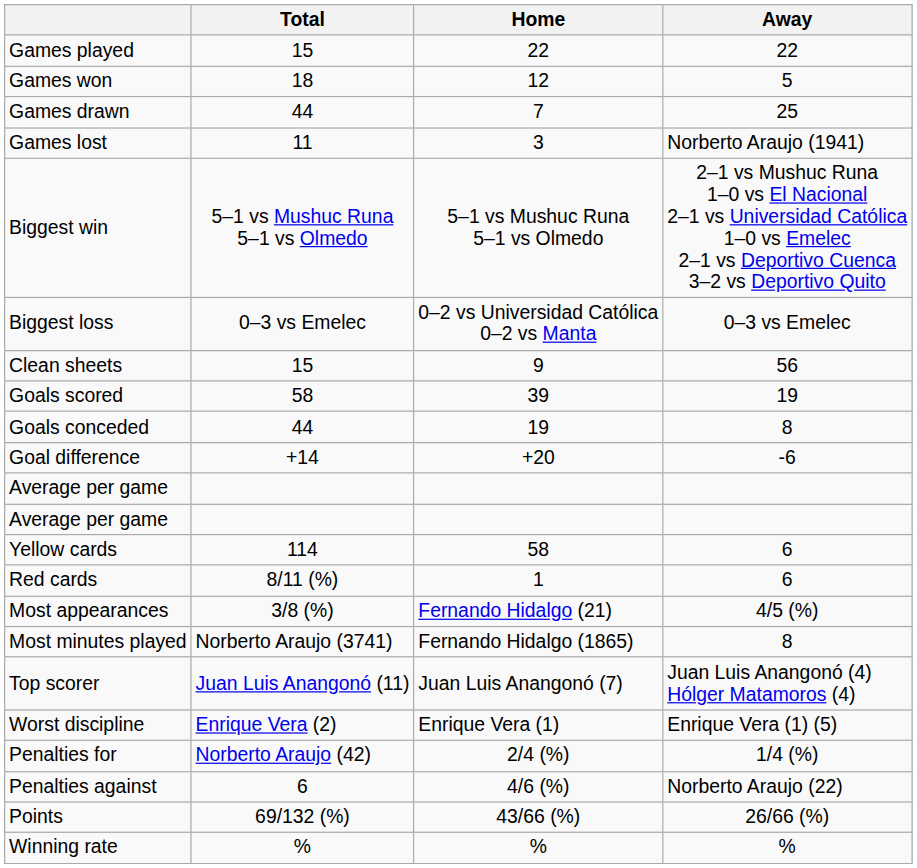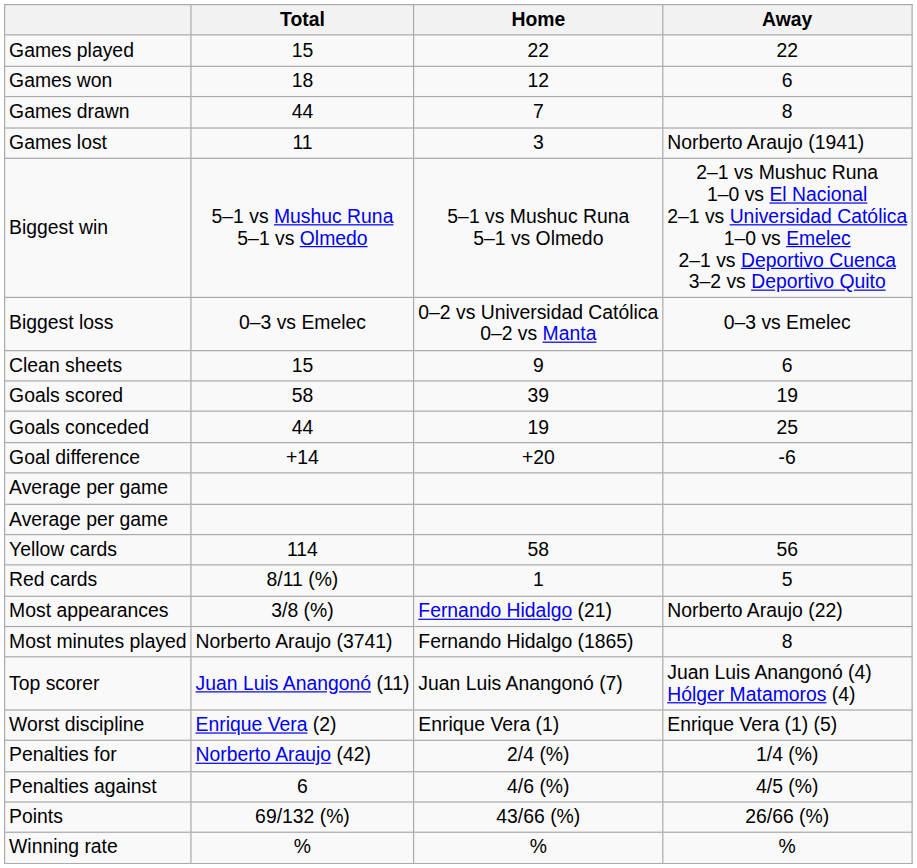(787, 81) 5 -> (787, 81) 6
(787, 111) 25 -> (787, 111) 8
(787, 365) 56 -> (787, 365) 6
(787, 426) 8 -> (787, 426) 25
(787, 549) 6 -> (787, 549) 56
(787, 580) 6 -> (787, 580) 5
(787, 611) 4/5 (%) -> (755, 611) Norberto Araujo (22)
(755, 786) Norberto Araujo (22) -> (787, 786) 4/5 (%)
